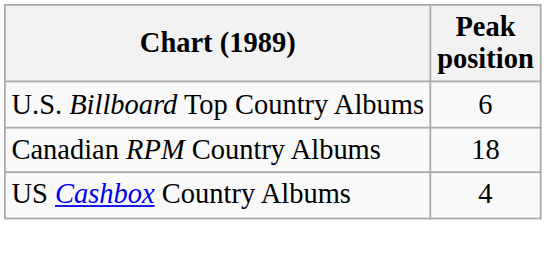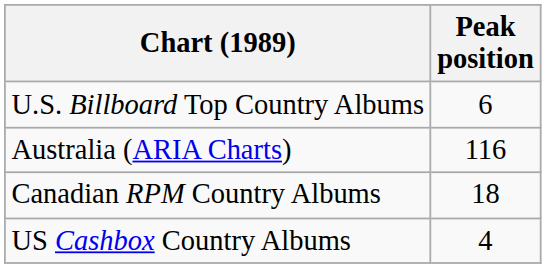+ row: (151, 149)
